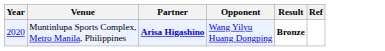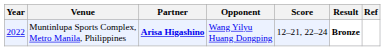+ column: (302, 12)
(16, 33) 2020 -> (16, 33) 2022
